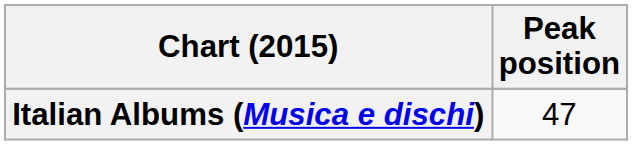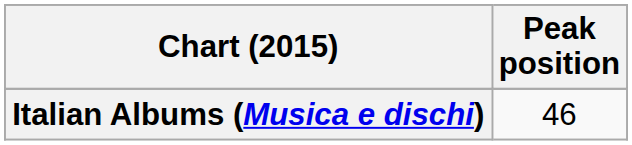(559, 113) 47 -> (559, 113) 46
